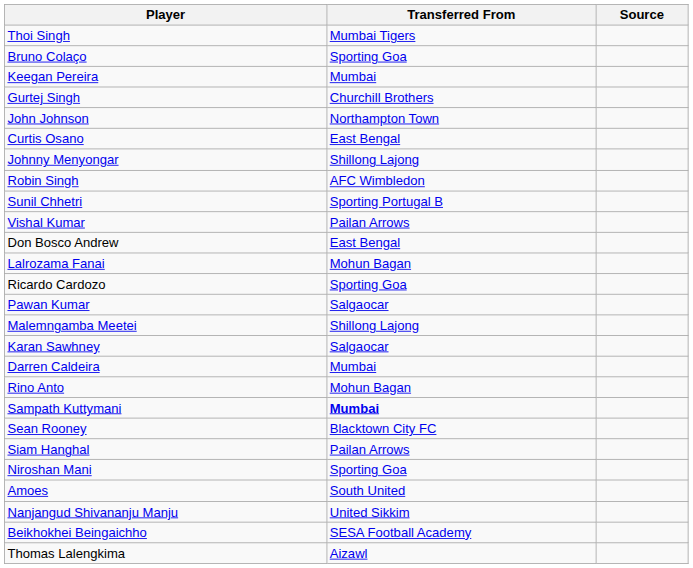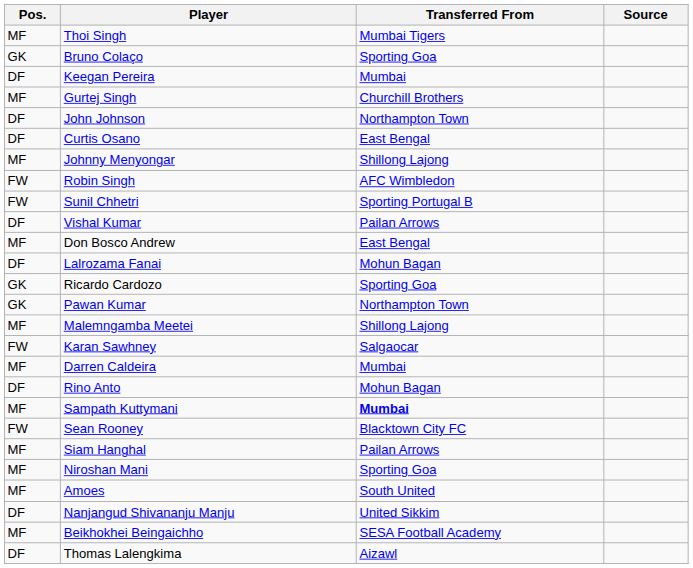+ column: (33, 15)
(359, 305) Salgaocar -> (414, 305) Northampton Town
